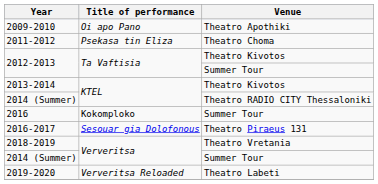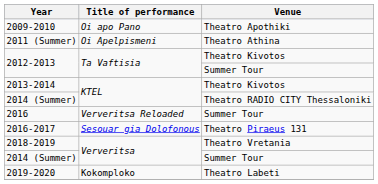+ row: (42, 41)
- row: (31, 41)
(108, 114) Kokomploko -> (132, 114) Ververitsa Reloaded
(132, 172) Ververitsa Reloaded -> (108, 172) Kokomploko
